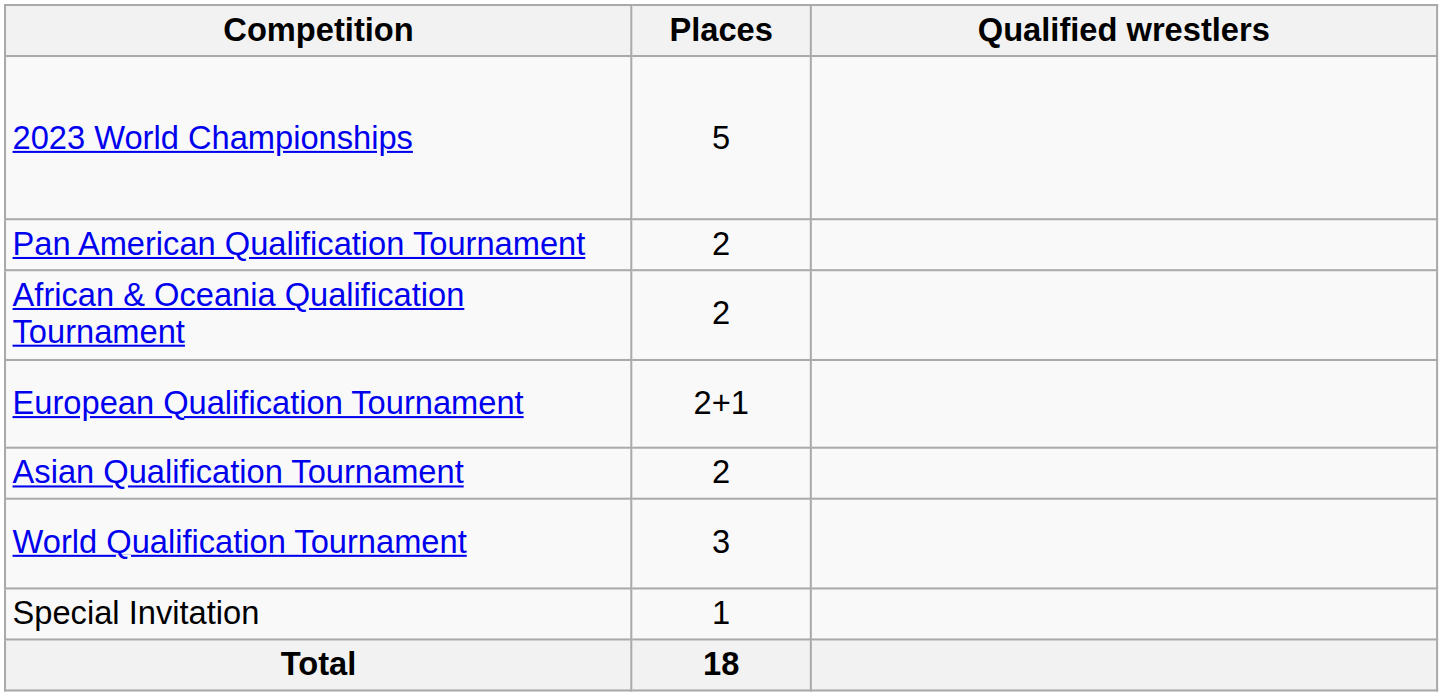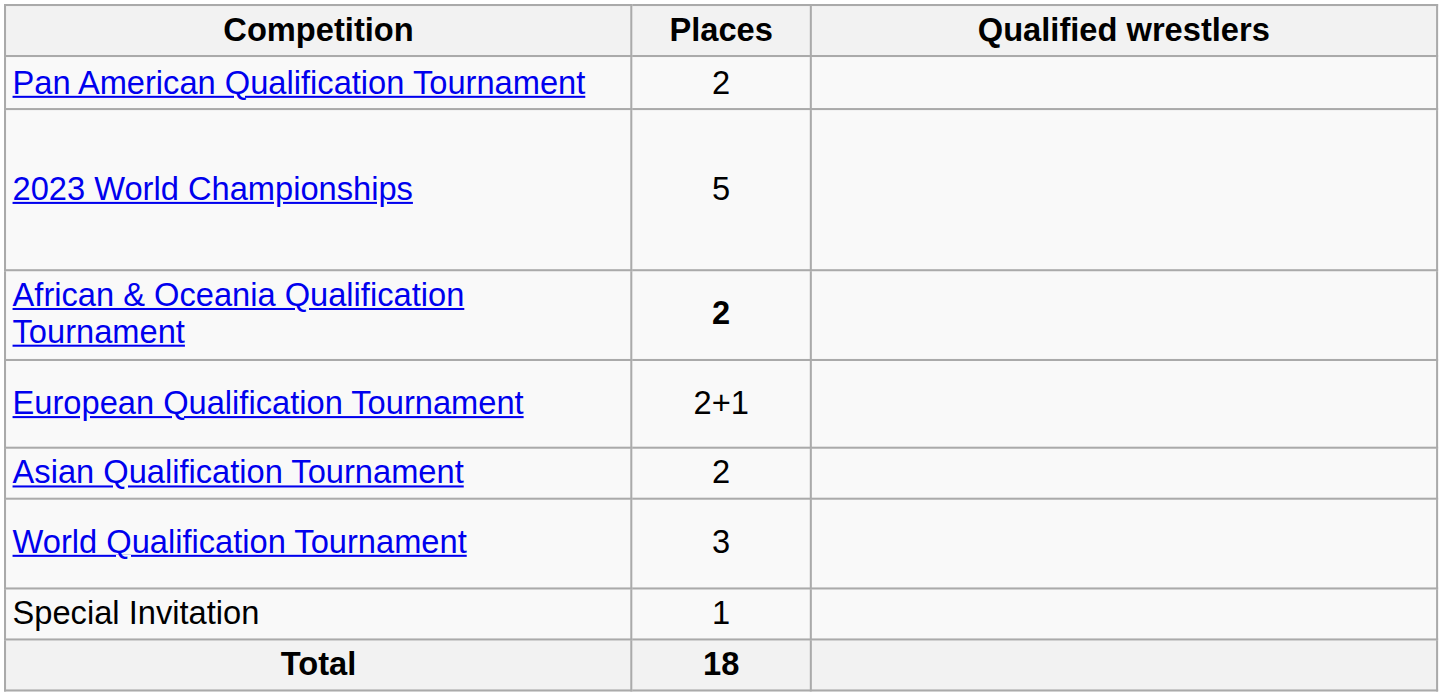rows swapped: (213, 137) <-> (299, 244)
(721, 314) normal -> (721, 314) bold
